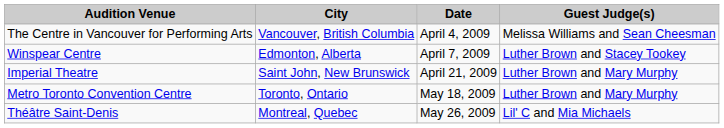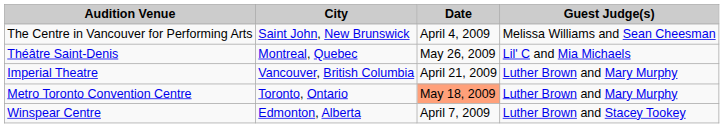(336, 34) Vancouver, British Columbia -> (334, 34) Saint John, New Brunswick
rows swapped: (54, 53) <-> (63, 113)
(334, 73) Saint John, New Brunswick -> (336, 73) Vancouver, British Columbia
(458, 93) no background -> (458, 93) lightsalmon background
